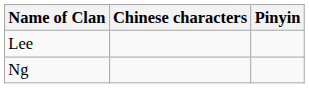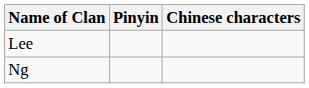columns swapped: (180, 17) <-> (278, 17)
